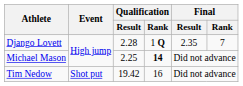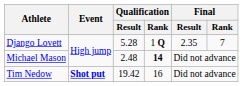(129, 43) 2.28 -> (129, 43) 5.28
(129, 58) 2.25 -> (129, 58) 2.48
(86, 74) normal -> (88, 74) bold
